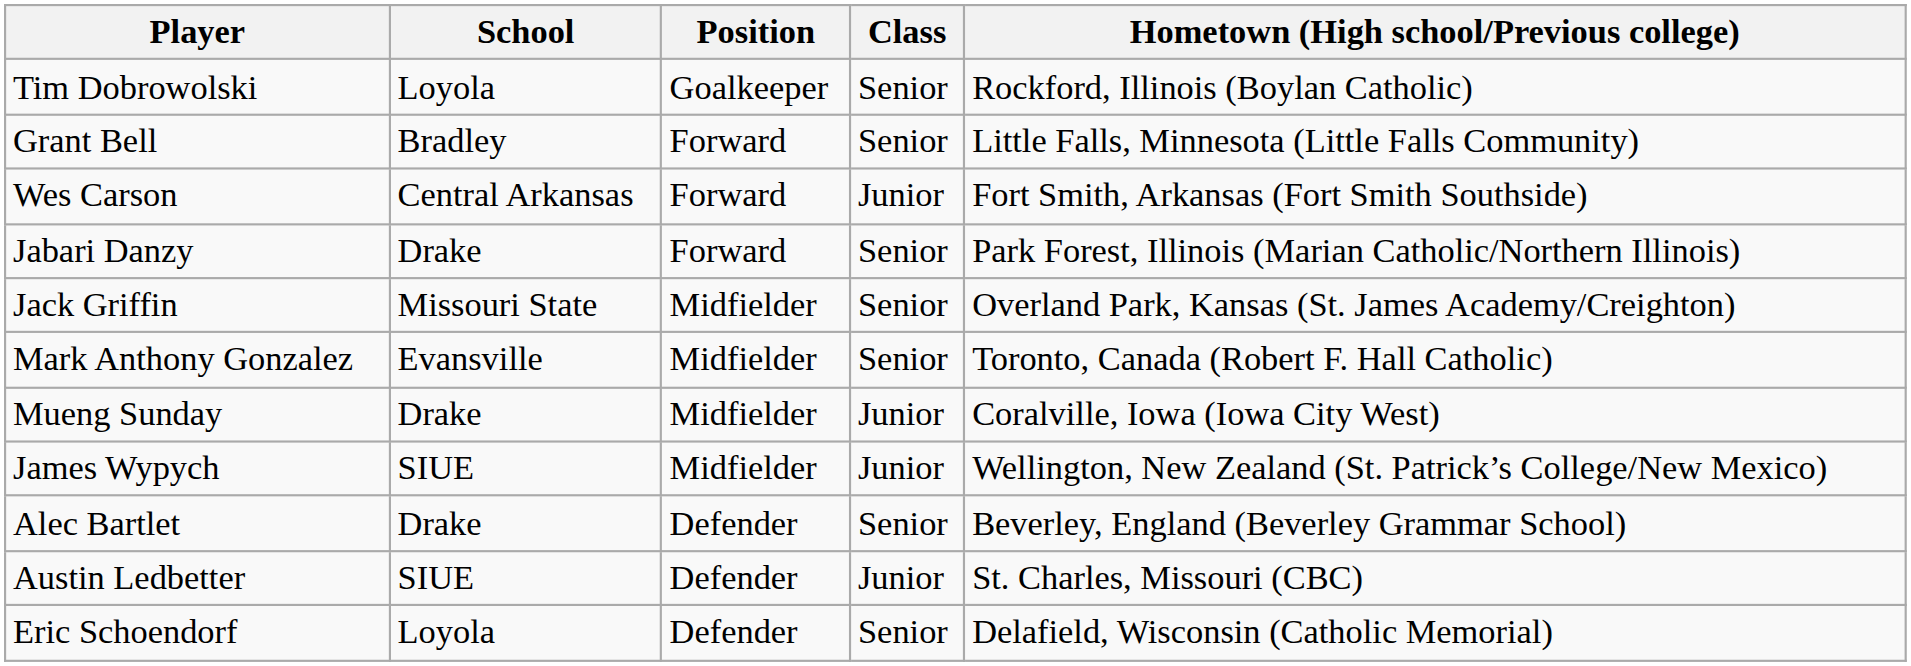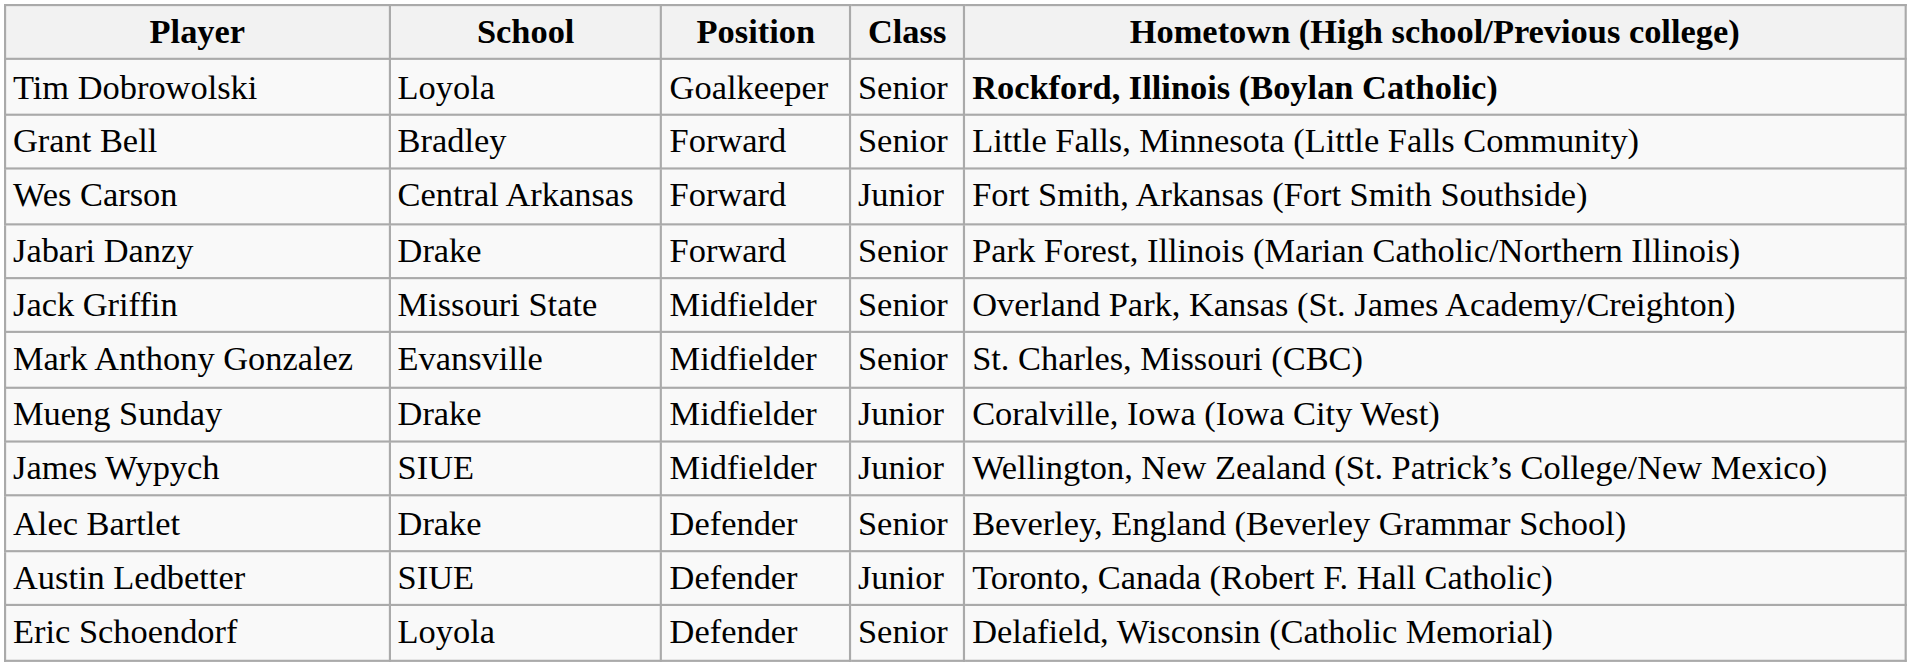(1222, 86) normal -> (1235, 86) bold
(1262, 359) Toronto, Canada (Robert F. Hall Catholic) -> (1168, 359) St. Charles, Missouri (CBC)
(1168, 577) St. Charles, Missouri (CBC) -> (1262, 577) Toronto, Canada (Robert F. Hall Catholic)
